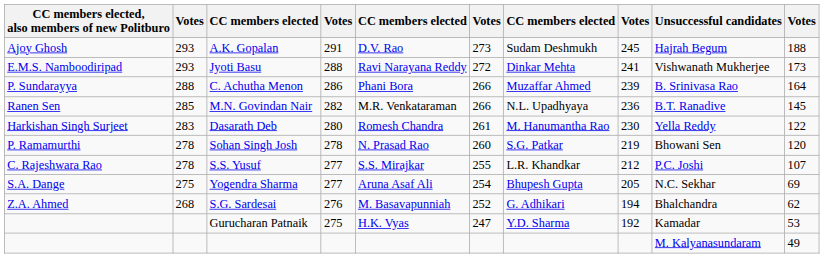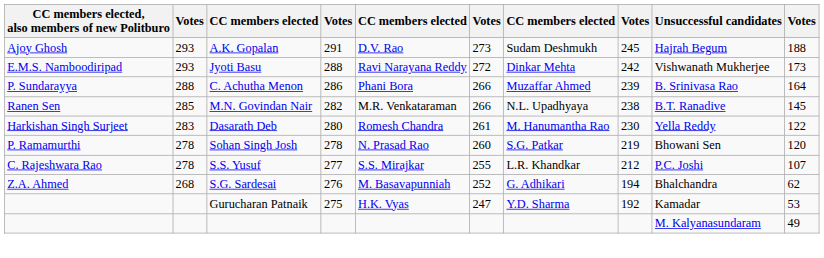(630, 67) 241 -> (630, 67) 242
(630, 106) 236 -> (630, 106) 238
- row: (254, 184)
